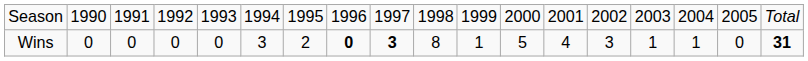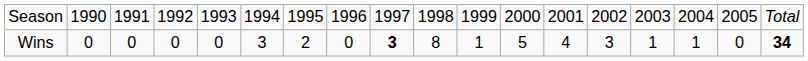(349, 42) bold -> (349, 42) normal
(782, 42) 31 -> (782, 42) 34
